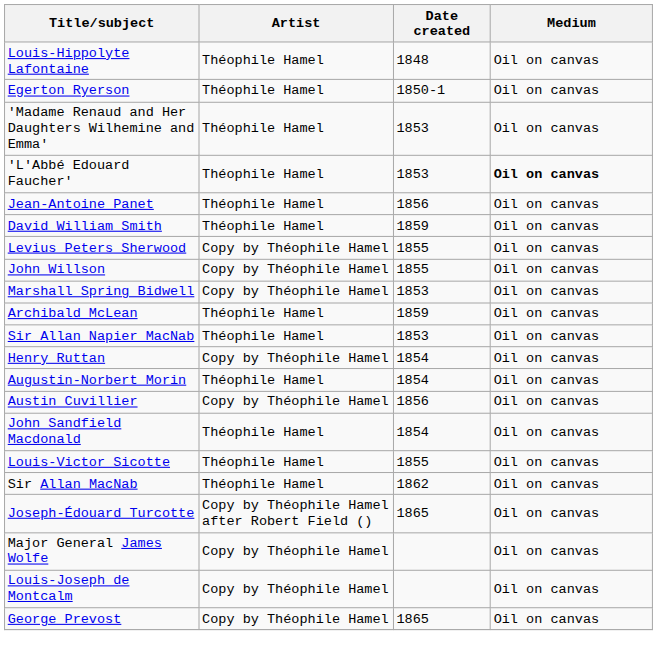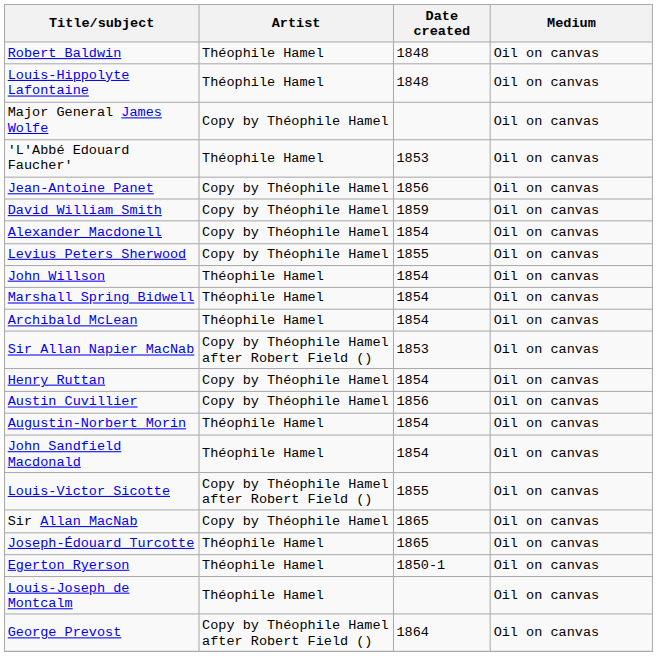+ row: (65, 53)
rows swapped: (69, 91) <-> (85, 551)
- row: (101, 128)
(546, 174) bold -> (546, 158) normal
(263, 204) Théophile Hamel -> (295, 188) Copy by Théophile Hamel
(263, 226) Théophile Hamel -> (295, 210) Copy by Théophile Hamel
+ row: (85, 232)
(295, 270) Copy by Théophile Hamel -> (263, 276) Théophile Hamel
(413, 270) 1855 -> (413, 276) 1854
(295, 292) Copy by Théophile Hamel -> (263, 298) Théophile Hamel
(413, 292) 1853 -> (413, 298) 1854
(413, 314) 1859 -> (413, 320) 1854
(263, 336) Théophile Hamel -> (295, 350) Copy by Théophile Hamel after Robert Field ()
rows swapped: (73, 402) <-> (97, 380)
(263, 462) Théophile Hamel -> (295, 492) Copy by Théophile Hamel after Robert Field ()
(263, 484) Théophile Hamel -> (295, 521) Copy by Théophile Hamel
(413, 484) 1862 -> (413, 521) 1865
(295, 514) Copy by Théophile Hamel after Robert Field () -> (263, 543) Théophile Hamel
(295, 589) Copy by Théophile Hamel -> (263, 595) Théophile Hamel
(295, 619) Copy by Théophile Hamel -> (295, 633) Copy by Théophile Hamel after Robert Field ()
(413, 619) 1865 -> (413, 633) 1864
